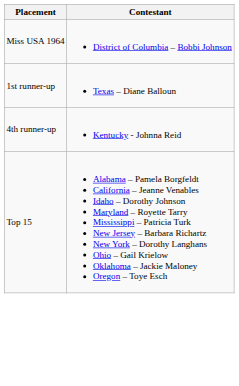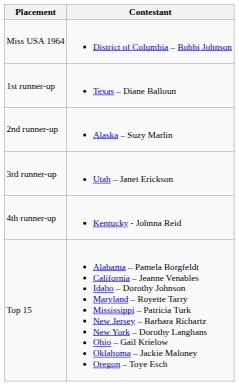+ row: (32, 129)
+ row: (32, 173)
